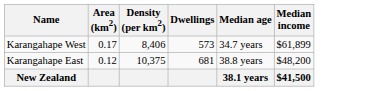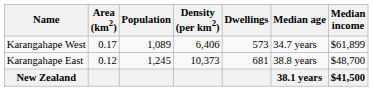+ column: (146, 20)
(154, 44) 8,406 -> (208, 44) 6,406
(151, 61) 10,375 -> (205, 61) 10,373
(294, 61) $48,200 -> (348, 61) $48,700
